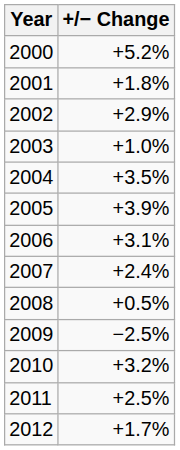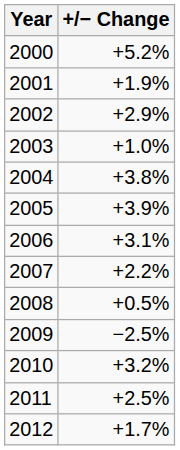(141, 83) +1.8% -> (141, 83) +1.9%
(141, 177) +3.5% -> (141, 177) +3.8%
(141, 271) +2.4% -> (141, 271) +2.2%
